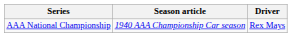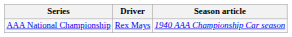columns swapped: (267, 11) <-> (180, 11)
